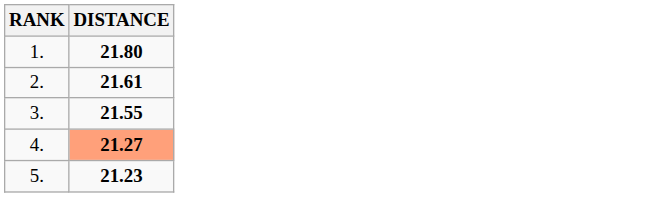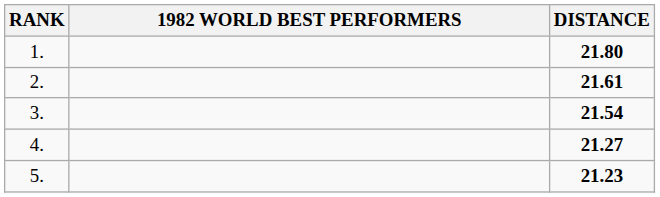+ column: (309, 20)
(121, 113) 21.55 -> (602, 113) 21.54
(121, 144) lightsalmon background -> (602, 144) no background
